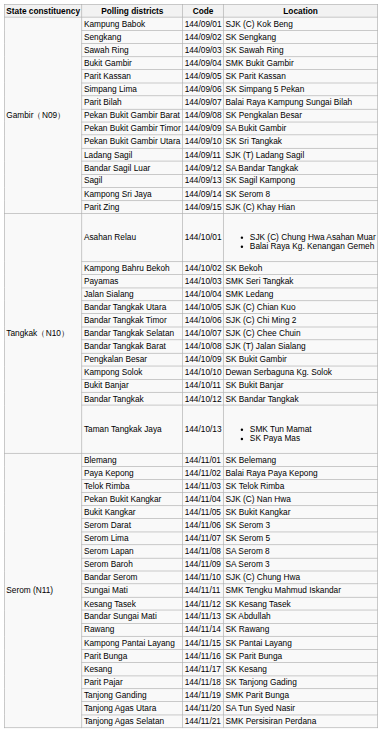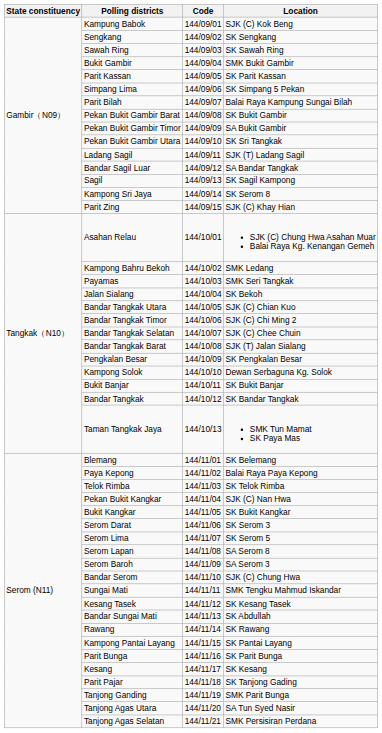(264, 115) SK Pengkalan Besar -> (256, 115) SK Bukit Gambir
(244, 268) SK Bekoh -> (249, 268) SMK Ledang
(249, 294) SMK Ledang -> (244, 294) SK Bekoh
(256, 359) SK Bukit Gambir -> (264, 359) SK Pengkalan Besar
